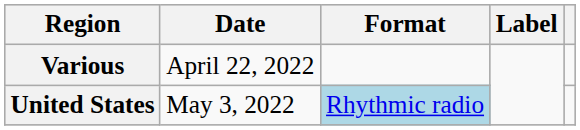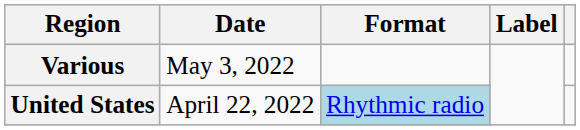(240, 64) April 22, 2022 -> (230, 64) May 3, 2022
(230, 104) May 3, 2022 -> (240, 104) April 22, 2022
